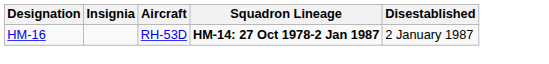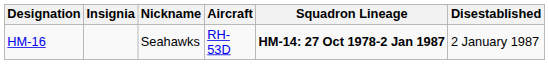+ column: (171, 14)
